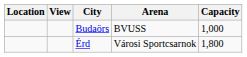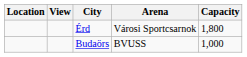rows swapped: (92, 28) <-> (83, 44)
